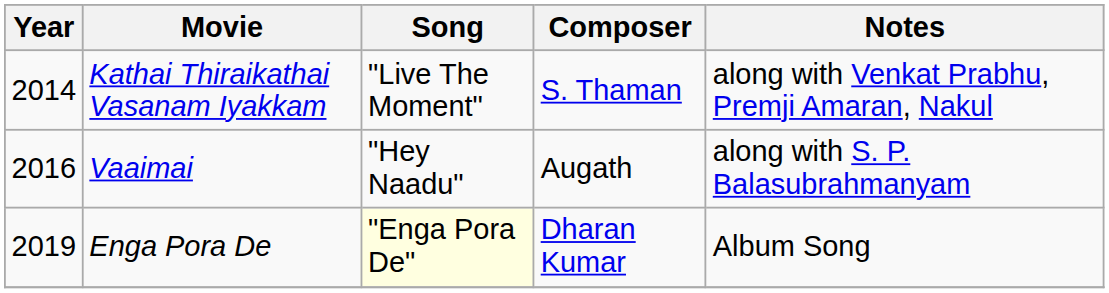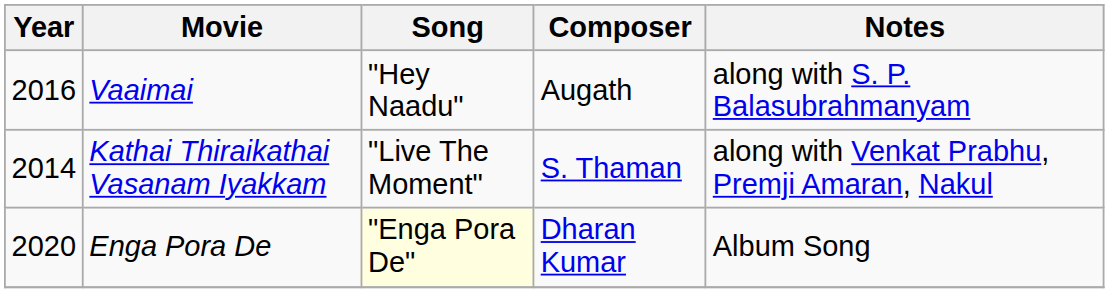rows swapped: (209, 89) <-> (141, 168)
(44, 246) 2019 -> (44, 246) 2020
